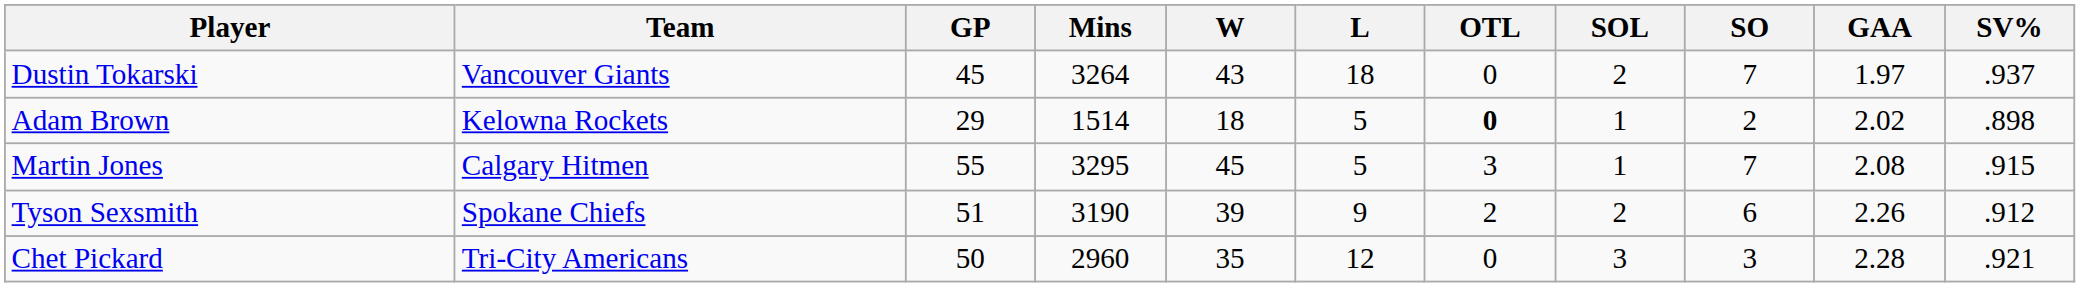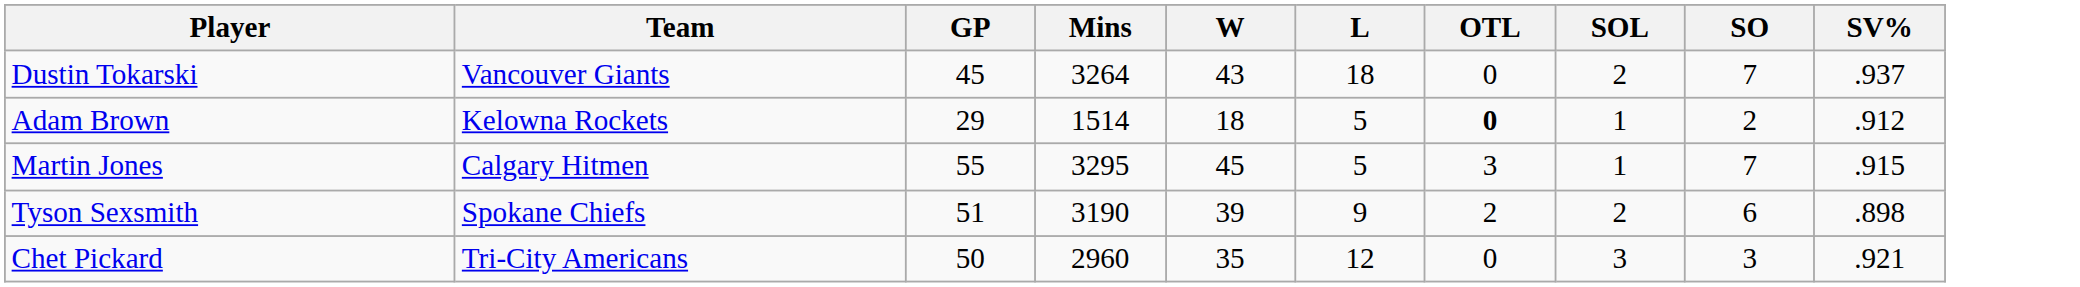- column: (1880, 27)
(2010, 119) .898 -> (1880, 119) .912
(2010, 212) .912 -> (1880, 212) .898
